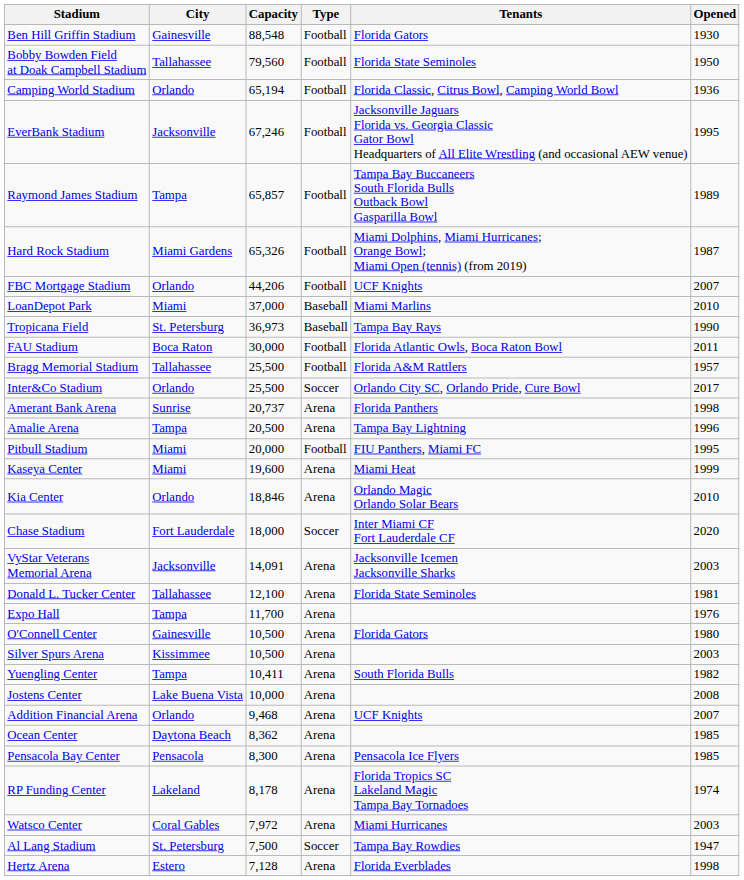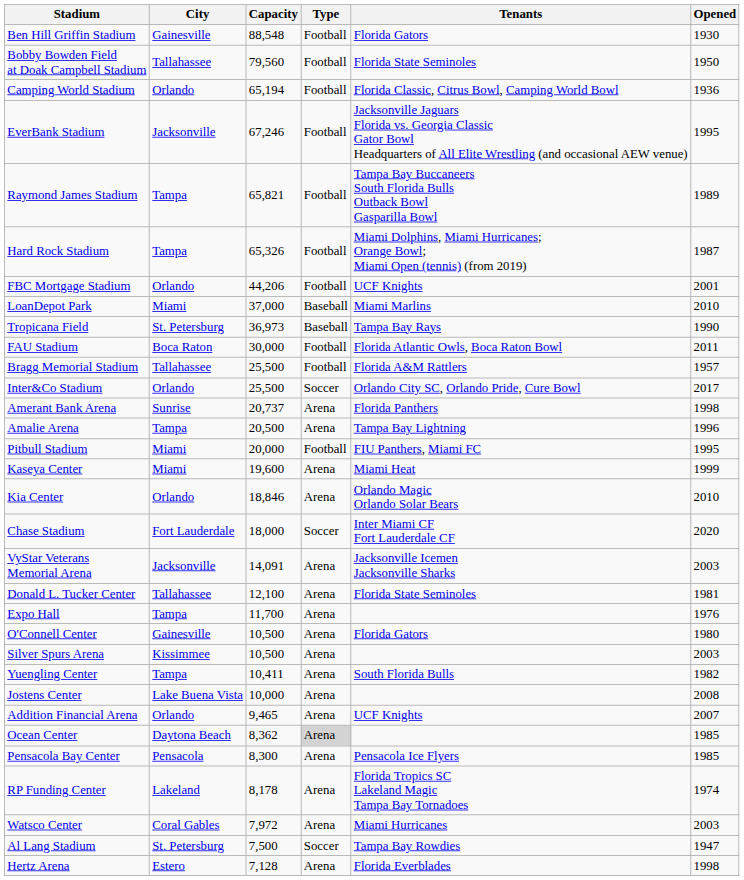(266, 195) 65,857 -> (266, 195) 65,821
(192, 251) Miami Gardens -> (170, 251) Tampa
(706, 286) 2007 -> (706, 286) 2001
(263, 715) 9,468 -> (263, 715) 9,465
(319, 735) no background -> (319, 735) lightgrey background
